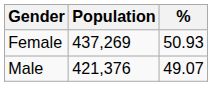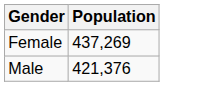- column: (183, 17)
